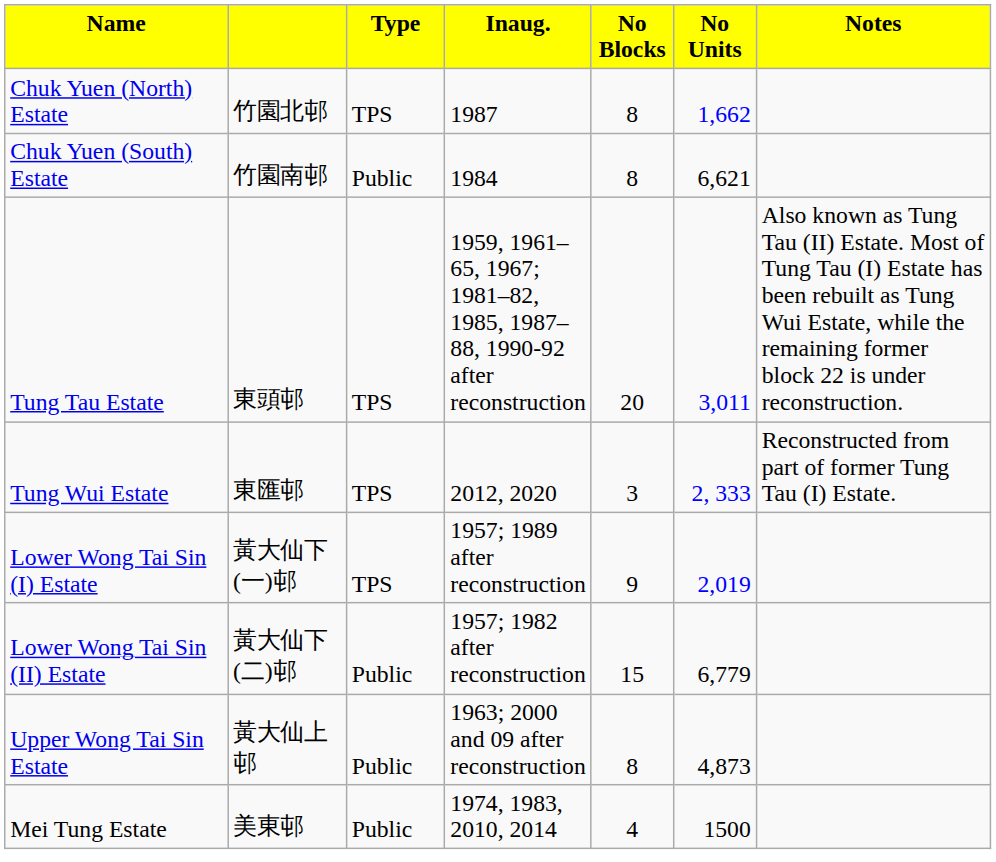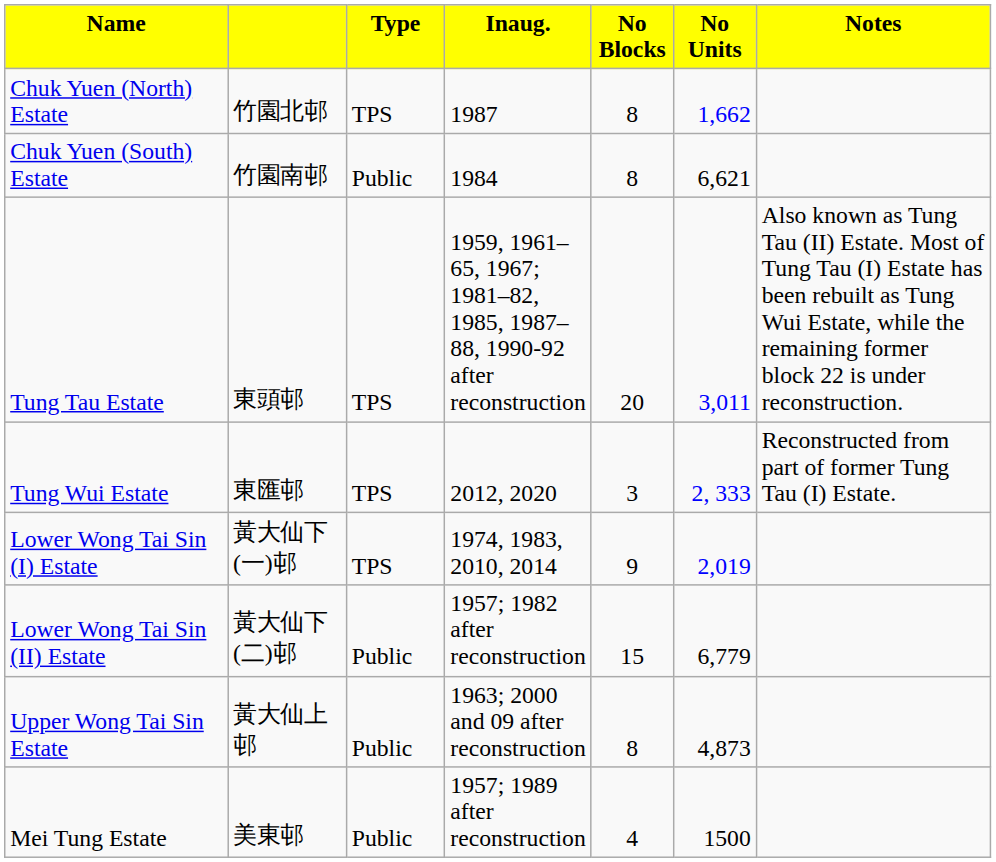(518, 557) 1957; 1989 after reconstruction -> (507, 552) 1974, 1983, 2010, 2014
(507, 816) 1974, 1983, 2010, 2014 -> (518, 812) 1957; 1989 after reconstruction
